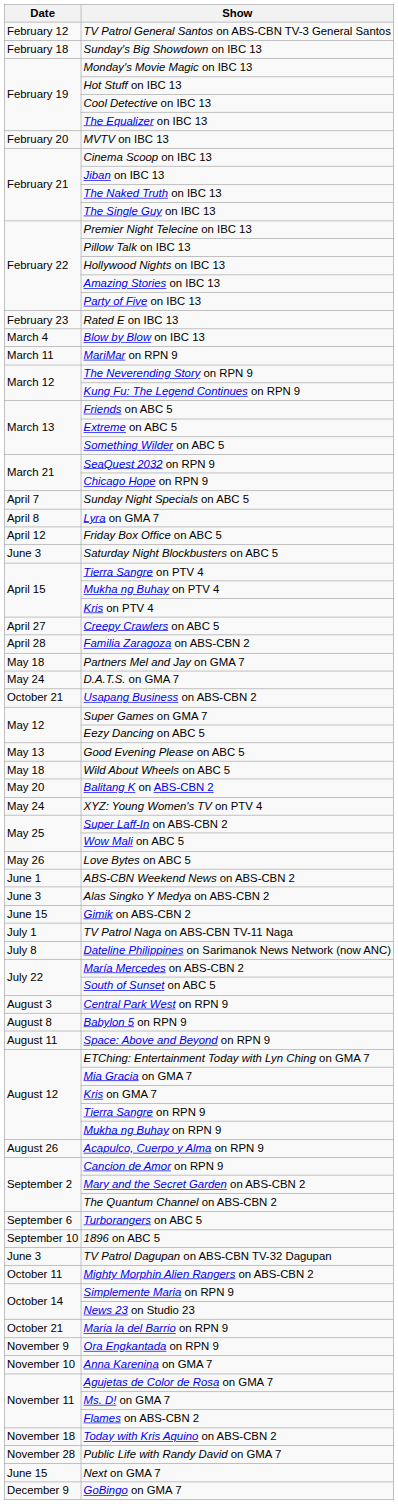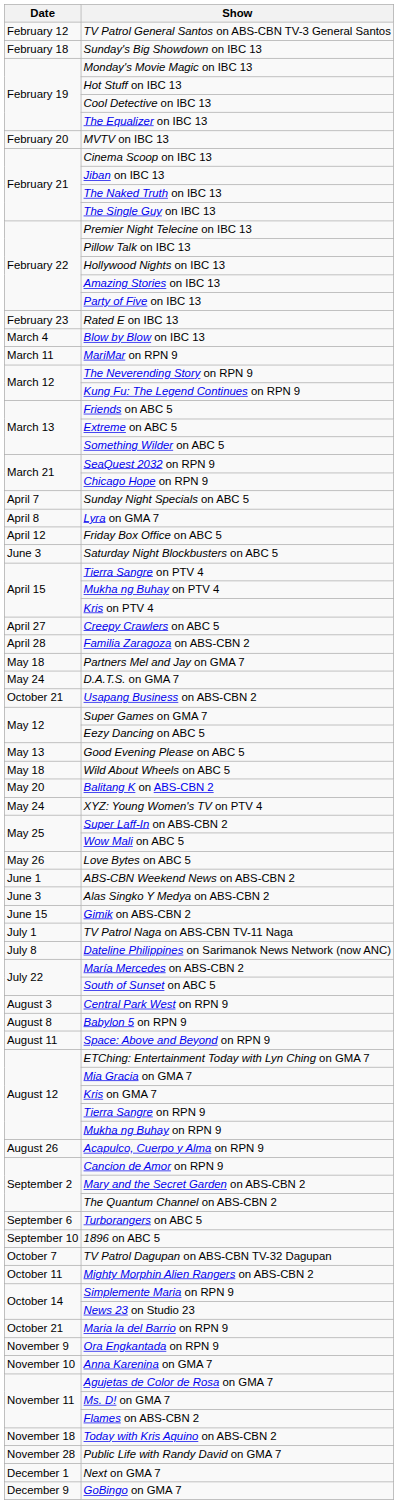(24, 1256) June 3 -> (32, 1256) October 7
(27, 1472) June 15 -> (38, 1472) December 1
